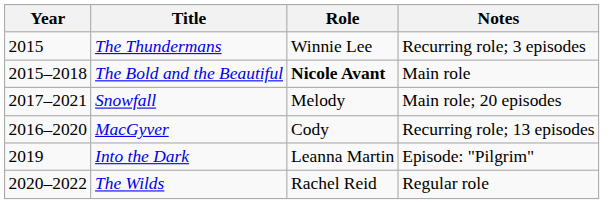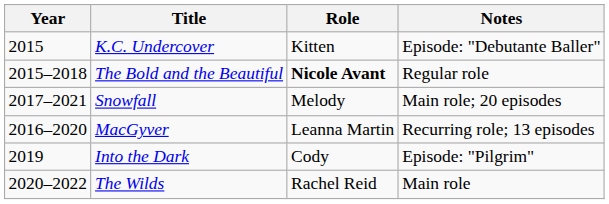- row: (158, 45)
+ row: (155, 45)
(436, 73) Main role -> (446, 73) Regular role
(310, 128) Cody -> (343, 128) Leanna Martin
(343, 156) Leanna Martin -> (310, 156) Cody
(446, 184) Regular role -> (436, 184) Main role
